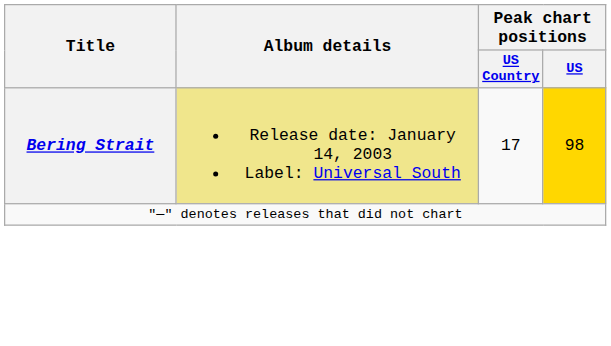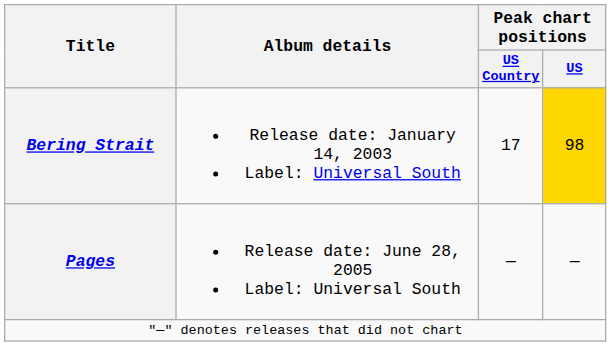(328, 155) khaki background -> (328, 155) no background
+ row: (90, 261)
